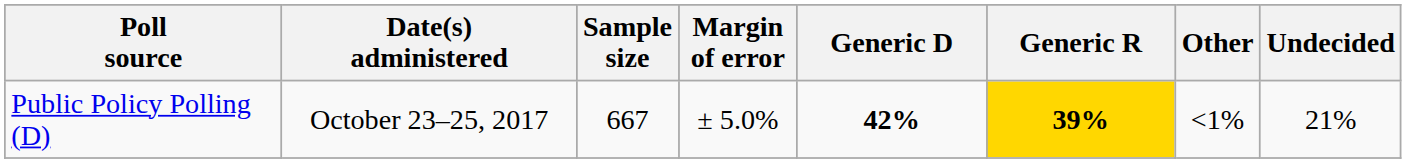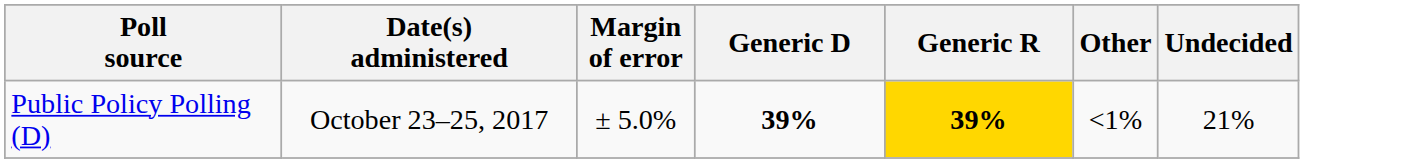- column: (628, 42)
(892, 119) 42% -> (790, 119) 39%
